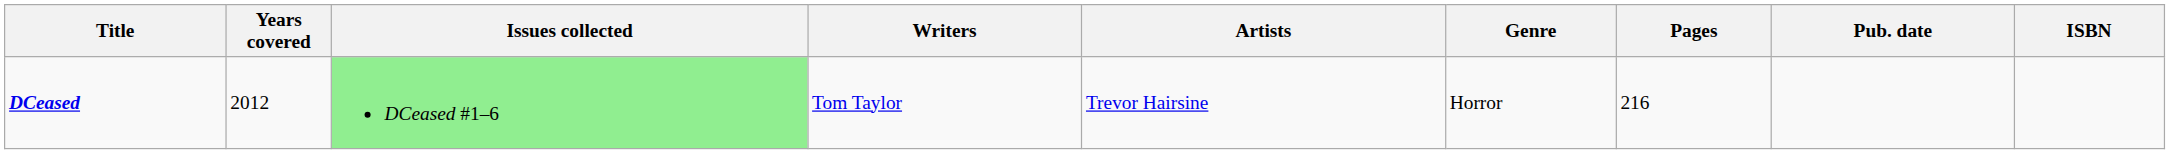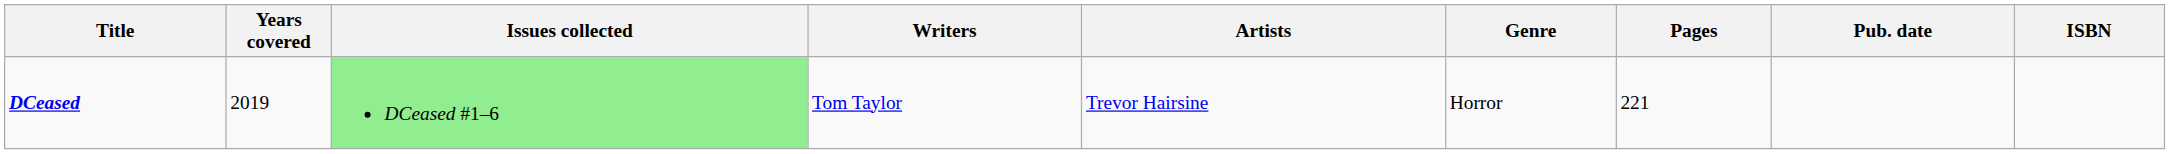(250, 102) 2012 -> (250, 102) 2019
(1635, 102) 216 -> (1635, 102) 221
